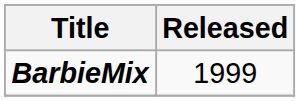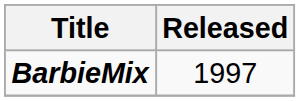(225, 73) 1999 -> (225, 73) 1997
